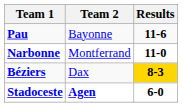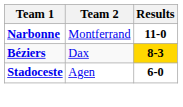- row: (17, 33)
(82, 92) bold -> (82, 72) normal
